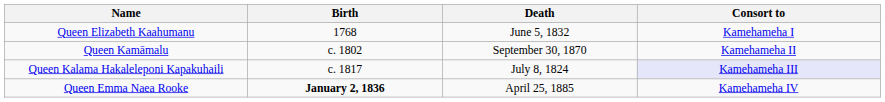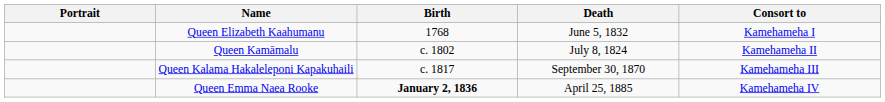+ column: (80, 13)
(540, 50) September 30, 1870 -> (598, 50) July 8, 1824
(540, 69) July 8, 1824 -> (598, 69) September 30, 1870
(759, 69) lavender background -> (780, 69) no background
